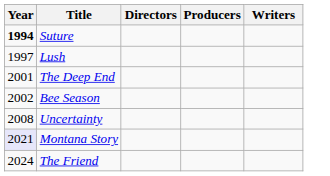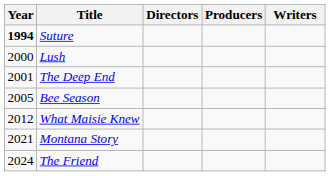(21, 56) 1997 -> (21, 56) 2000
(21, 98) 2002 -> (21, 98) 2005
- row: (71, 118)
+ row: (90, 118)
(21, 139) lavender background -> (21, 139) no background
